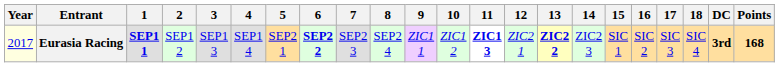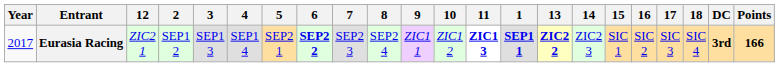columns swapped: (144, 14) <-> (521, 14)
(20, 43) lightyellow background -> (20, 43) no background
(754, 43) 168 -> (754, 43) 166
